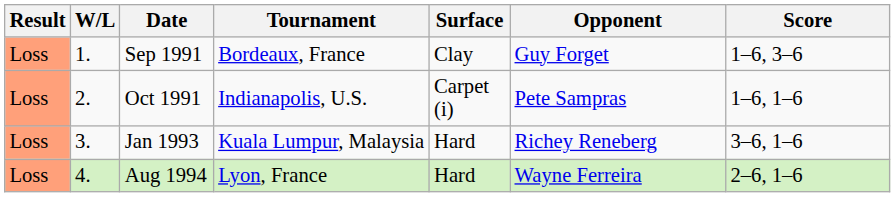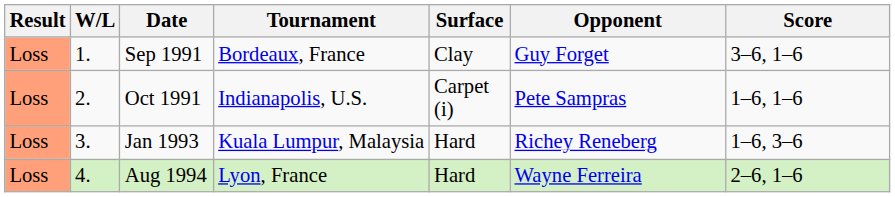(767, 53) 1–6, 3–6 -> (767, 53) 3–6, 1–6
(767, 142) 3–6, 1–6 -> (767, 142) 1–6, 3–6
